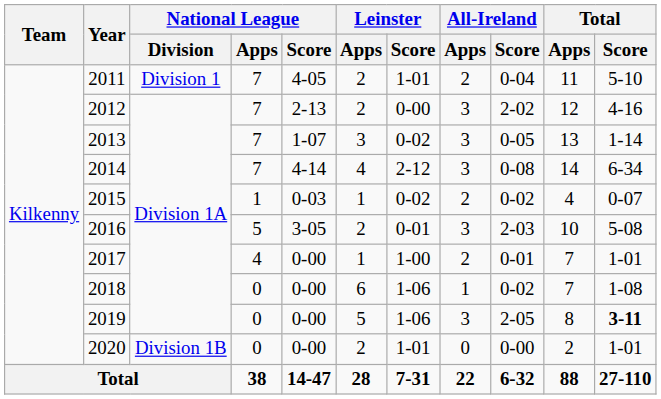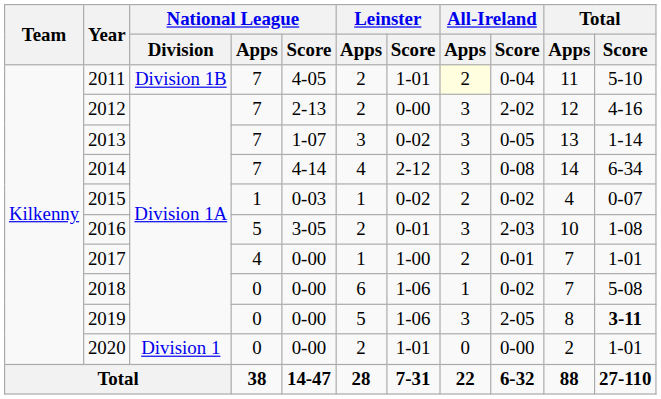(181, 79) Division 1 -> (181, 79) Division 1B
(465, 79) no background -> (465, 79) lightyellow background
(625, 229) 5-08 -> (625, 229) 1-08
(625, 288) 1-08 -> (625, 288) 5-08
(181, 348) Division 1B -> (181, 348) Division 1
